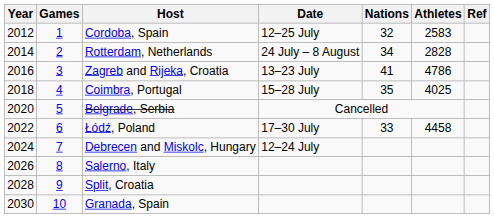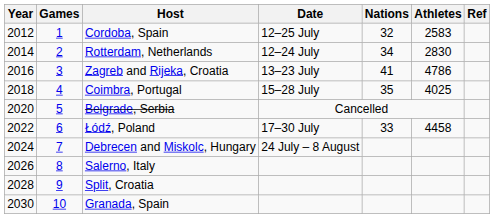(310, 52) 24 July – 8 August -> (290, 52) 12–24 July
(438, 52) 2828 -> (438, 52) 2830
(290, 147) 12–24 July -> (310, 147) 24 July – 8 August
